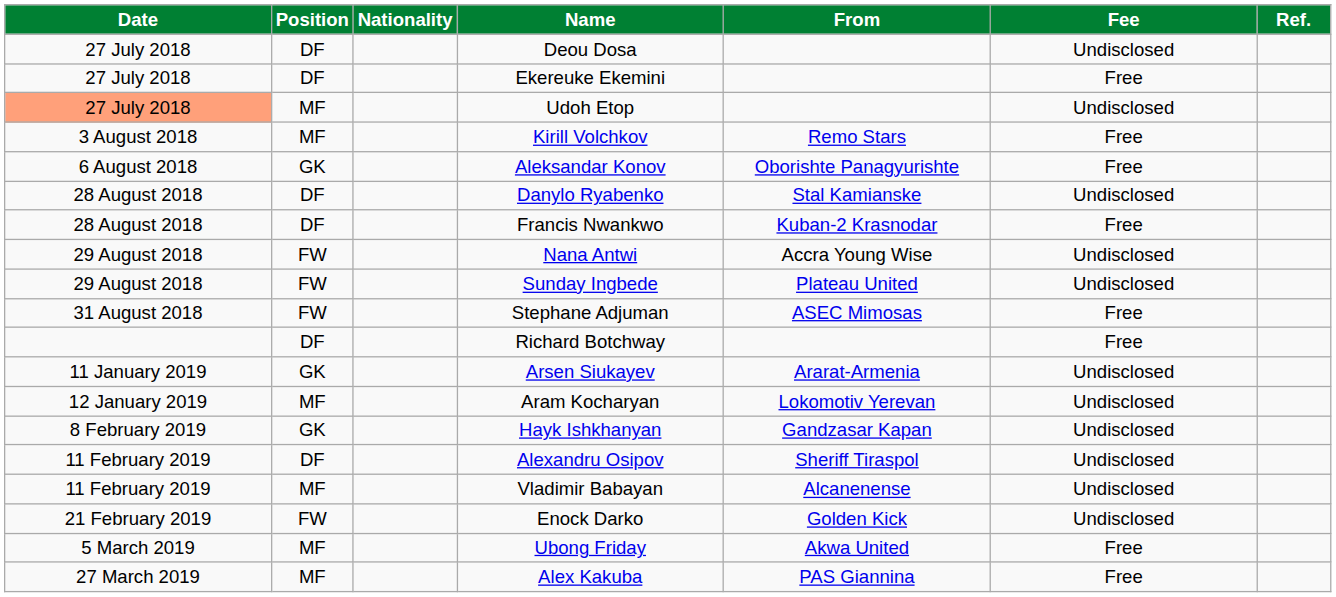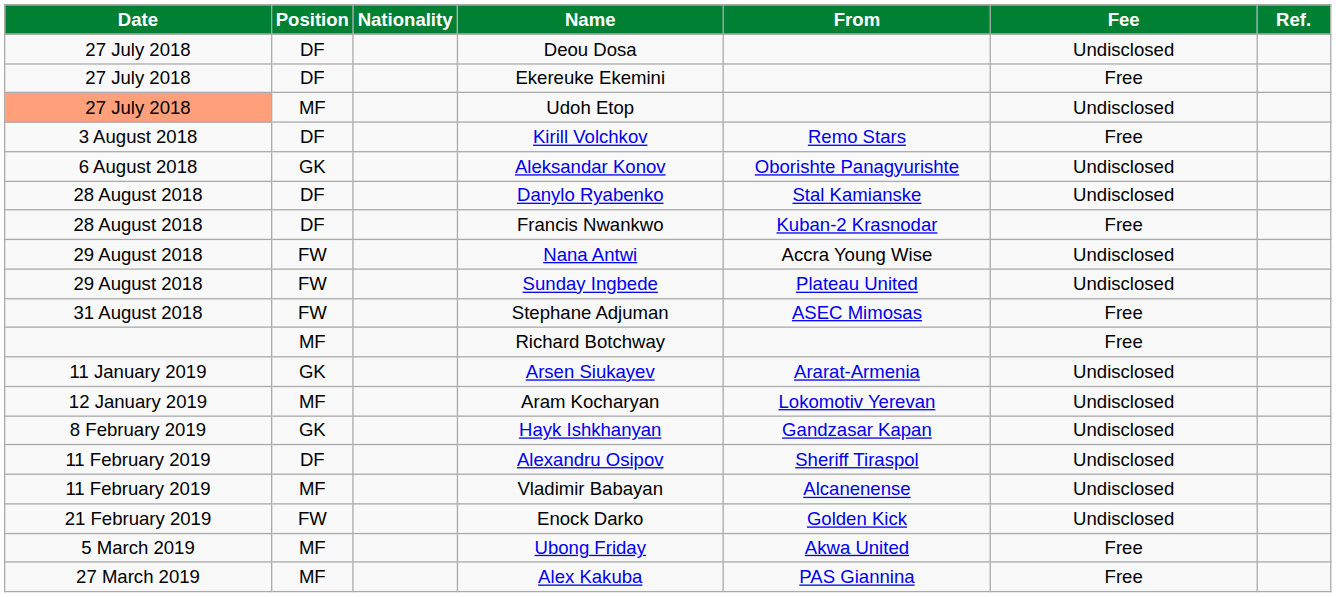(312, 137) MF -> (312, 137) DF
(1124, 166) Free -> (1124, 166) Undisclosed
(312, 343) DF -> (312, 343) MF
